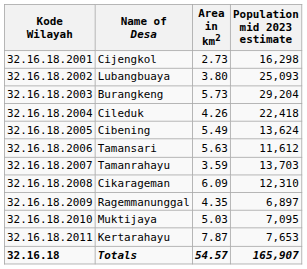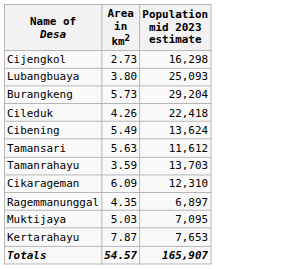- column: (50, 27)
